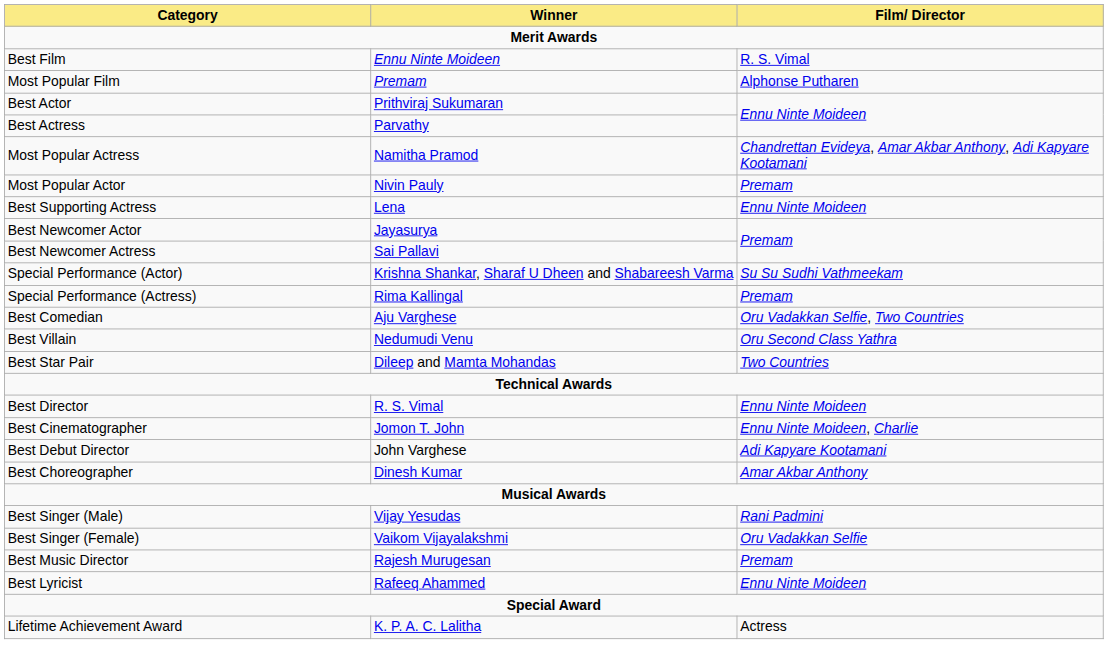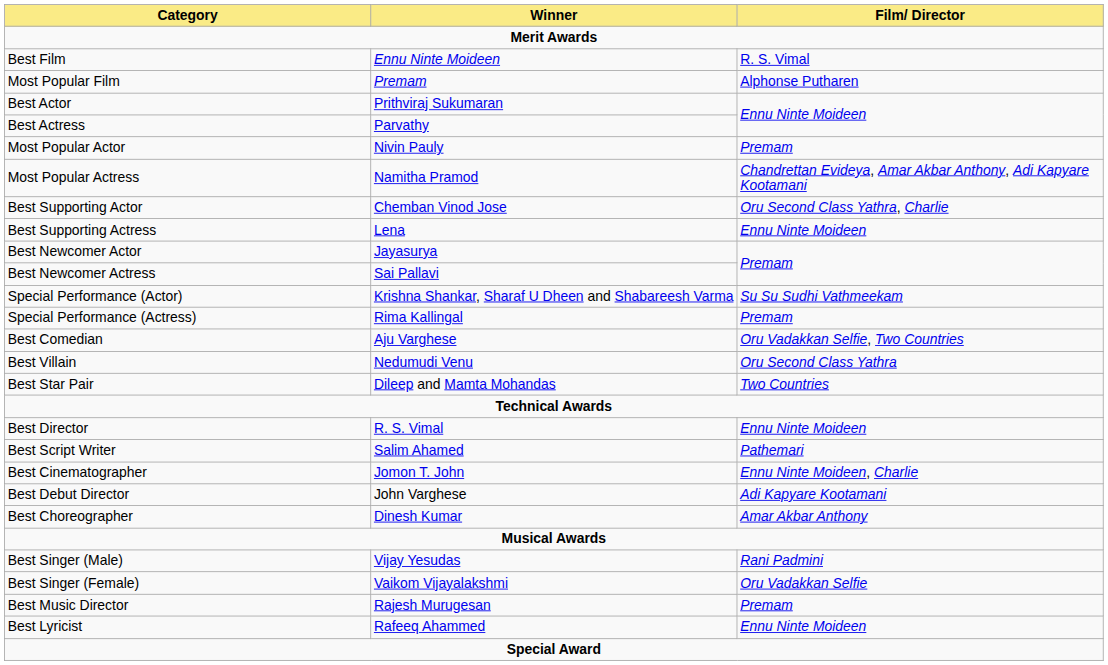rows swapped: (66, 185) <-> (73, 155)
+ row: (75, 207)
+ row: (62, 450)
- row: (95, 627)
